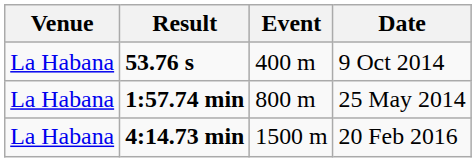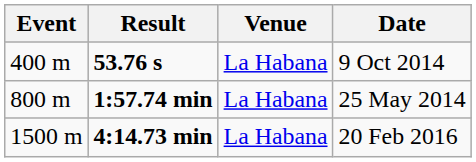columns swapped: (291, 23) <-> (62, 23)
